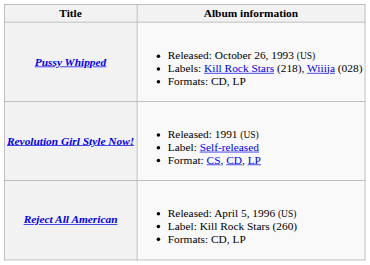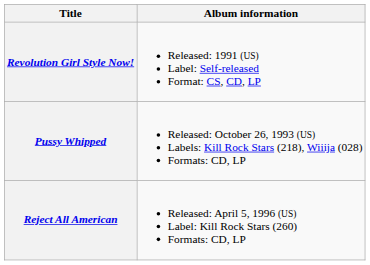rows swapped: (71, 141) <-> (71, 62)
